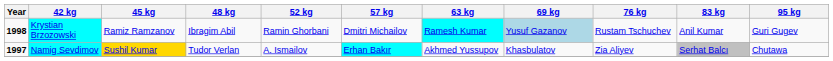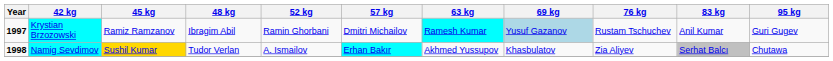(16, 30) 1998 -> (16, 30) 1997
(16, 49) 1997 -> (16, 49) 1998
